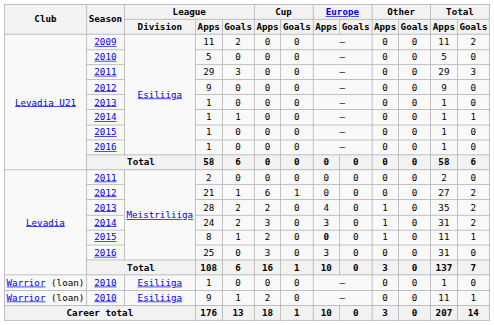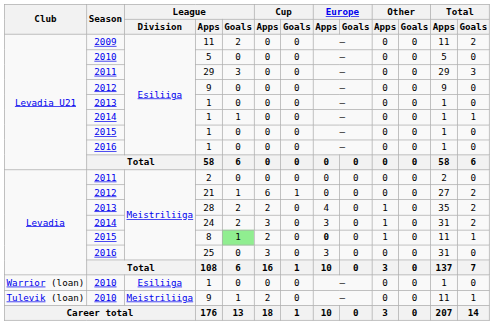(238, 238) no background -> (238, 238) lightgreen background
(45, 298) Warrior (loan) -> (45, 298) Tulevik (loan)
(160, 298) Esiliiga -> (160, 298) Meistriliiga
